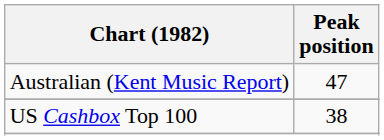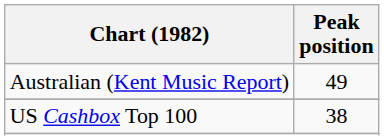(336, 81) 47 -> (336, 81) 49
